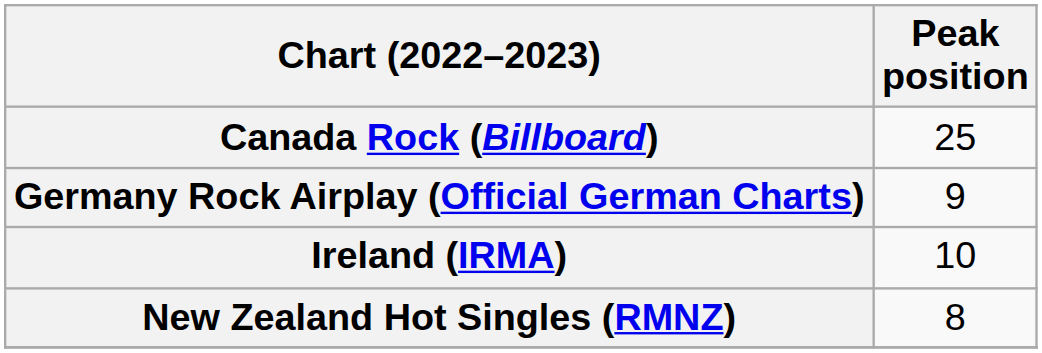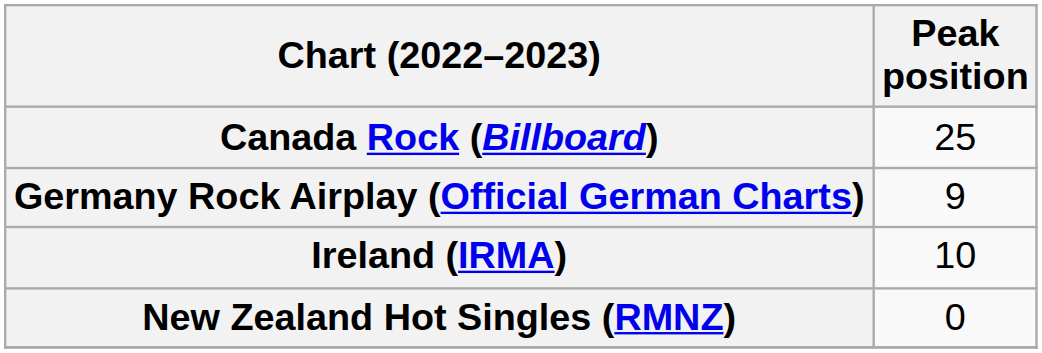(955, 316) 8 -> (955, 316) 0
